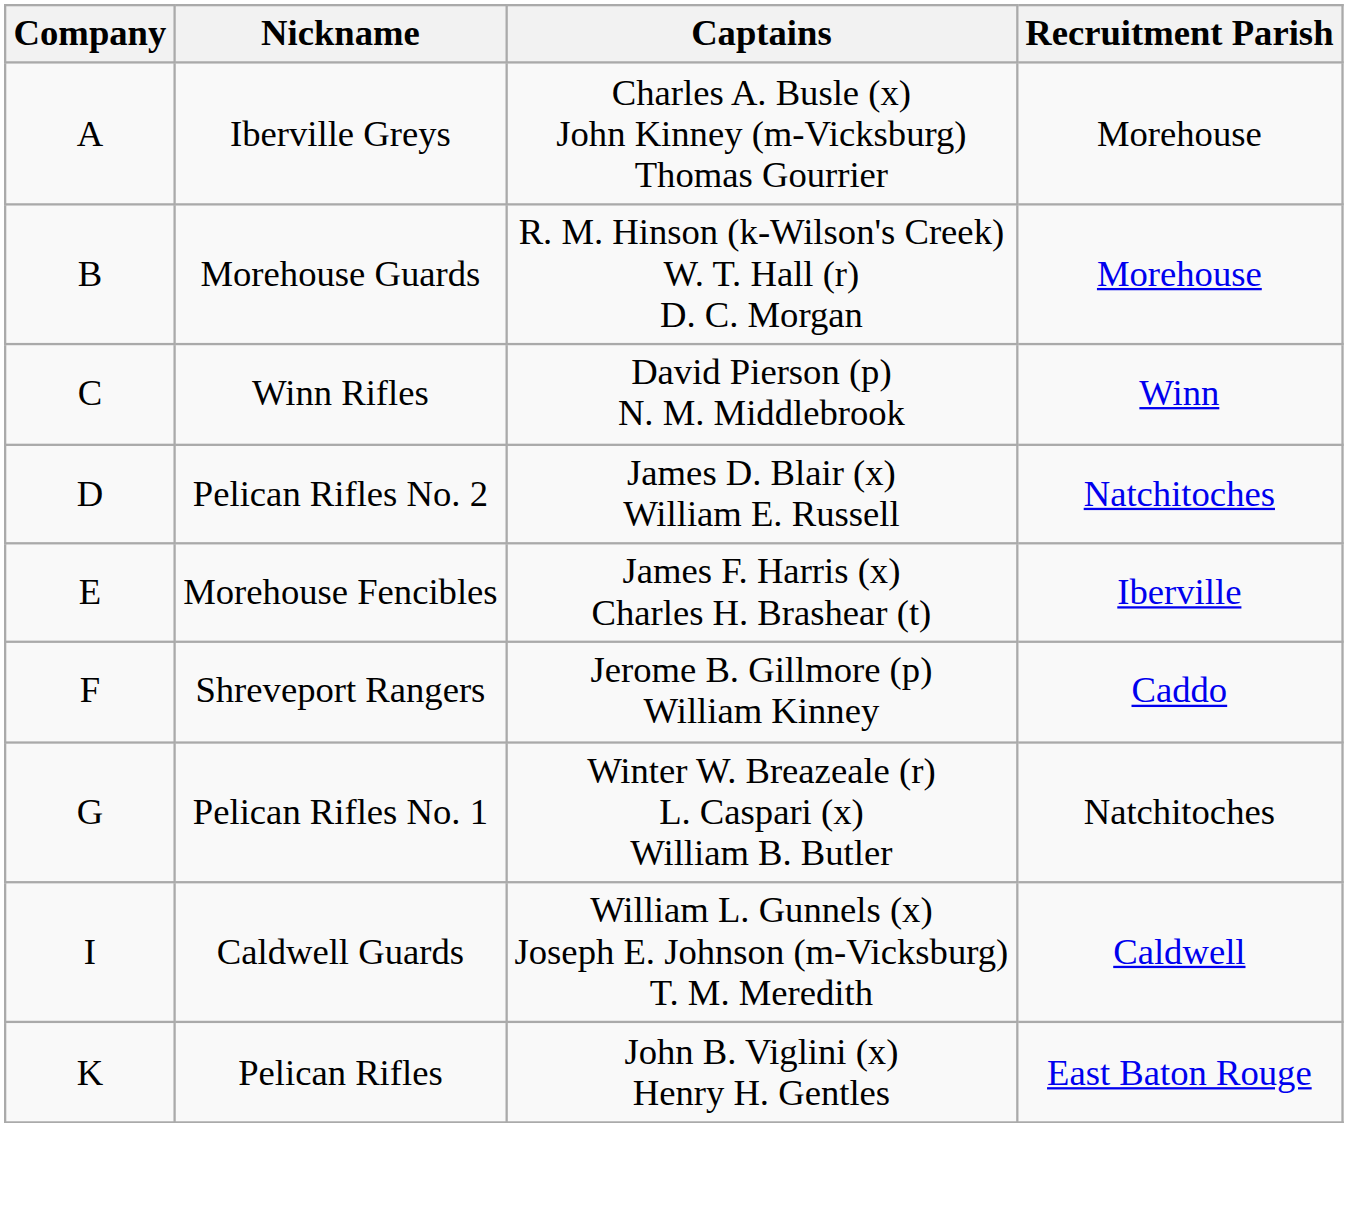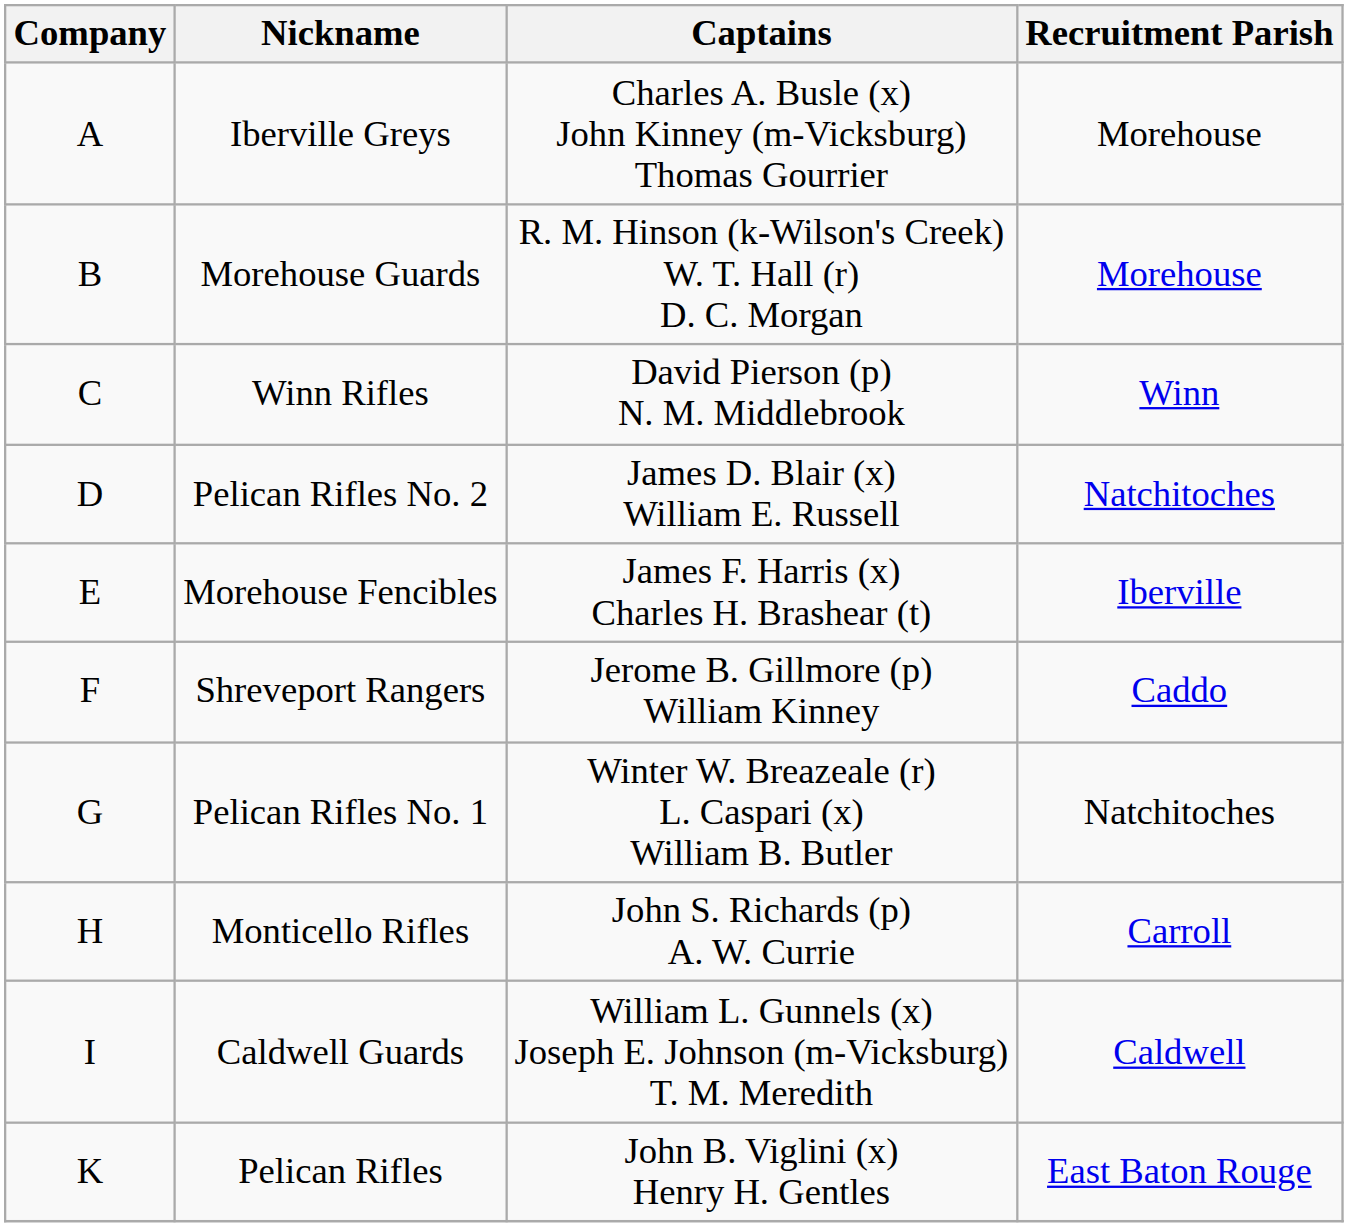+ row: (340, 931)
